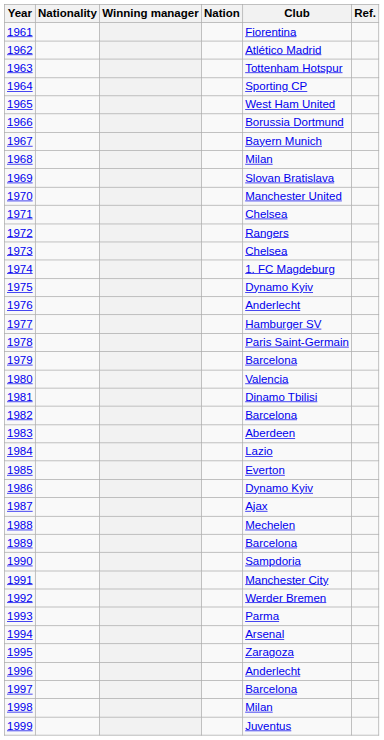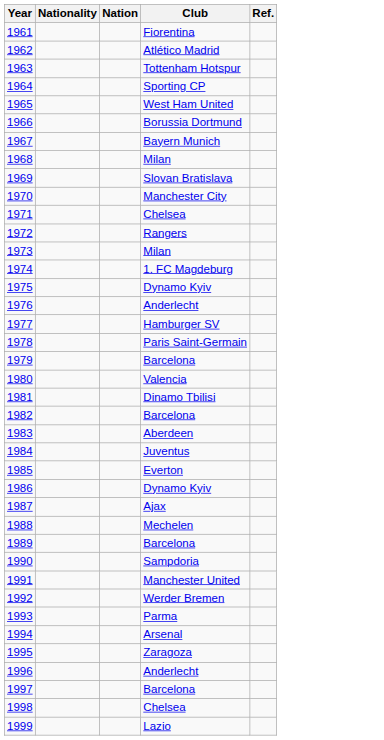- column: (150, 13)
(294, 196) Manchester United -> (185, 196) Manchester City
(266, 251) Chelsea -> (157, 251) Milan
(259, 452) Lazio -> (166, 452) Juventus
(287, 580) Manchester City -> (192, 580) Manchester United
(259, 707) Milan -> (164, 707) Chelsea
(268, 726) Juventus -> (157, 726) Lazio
